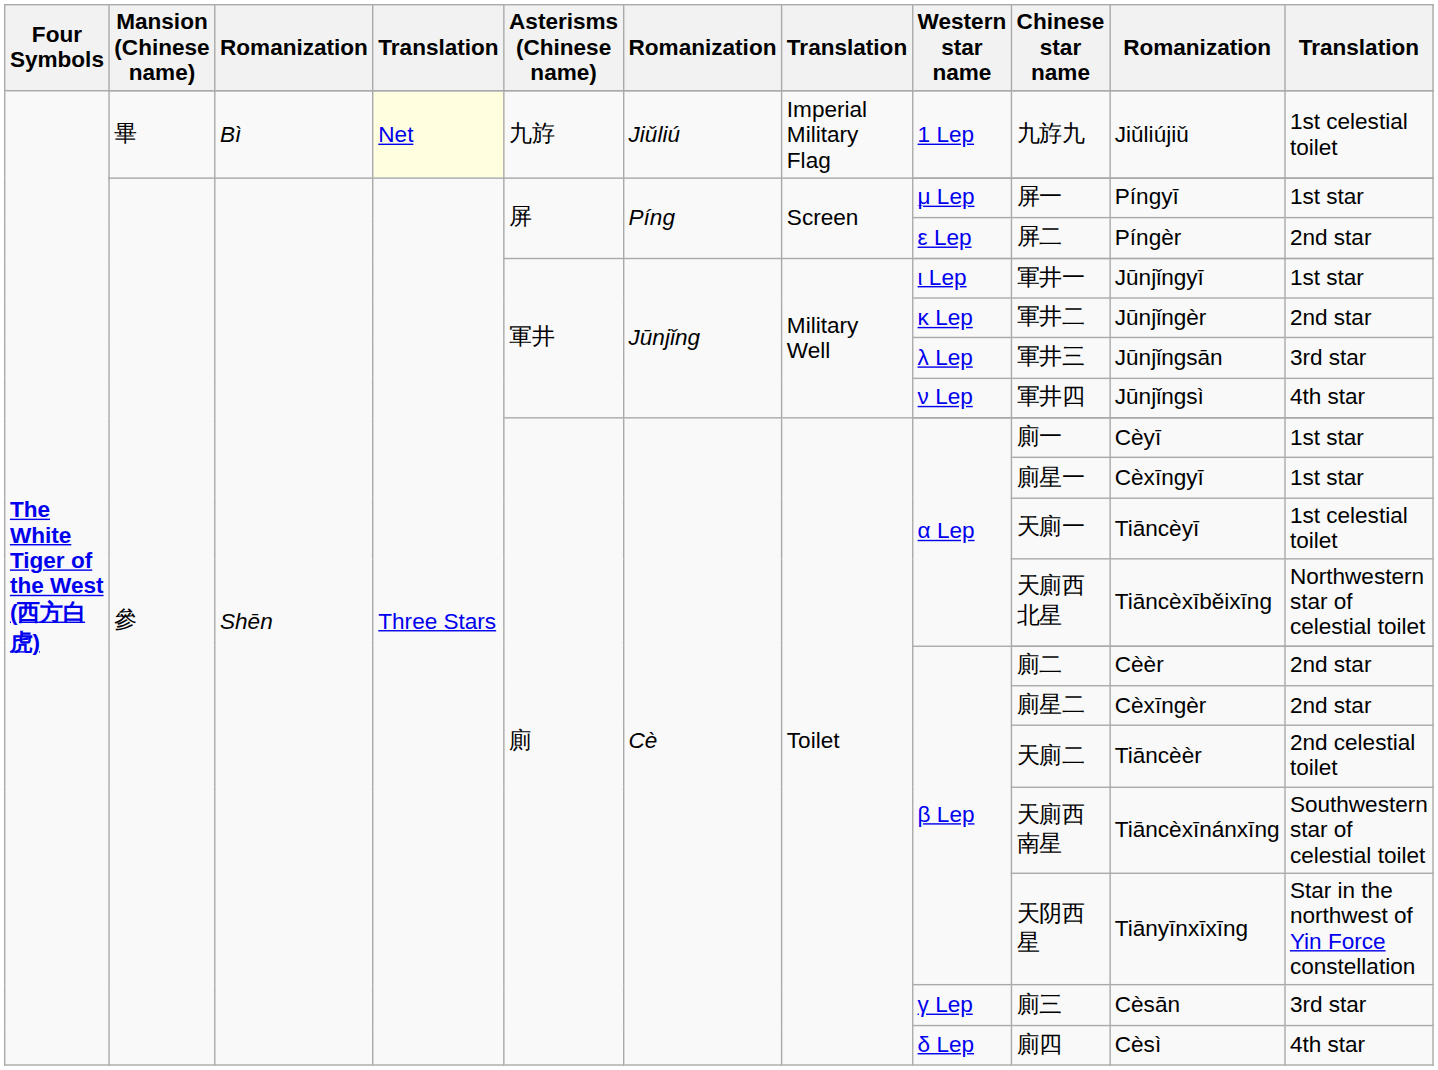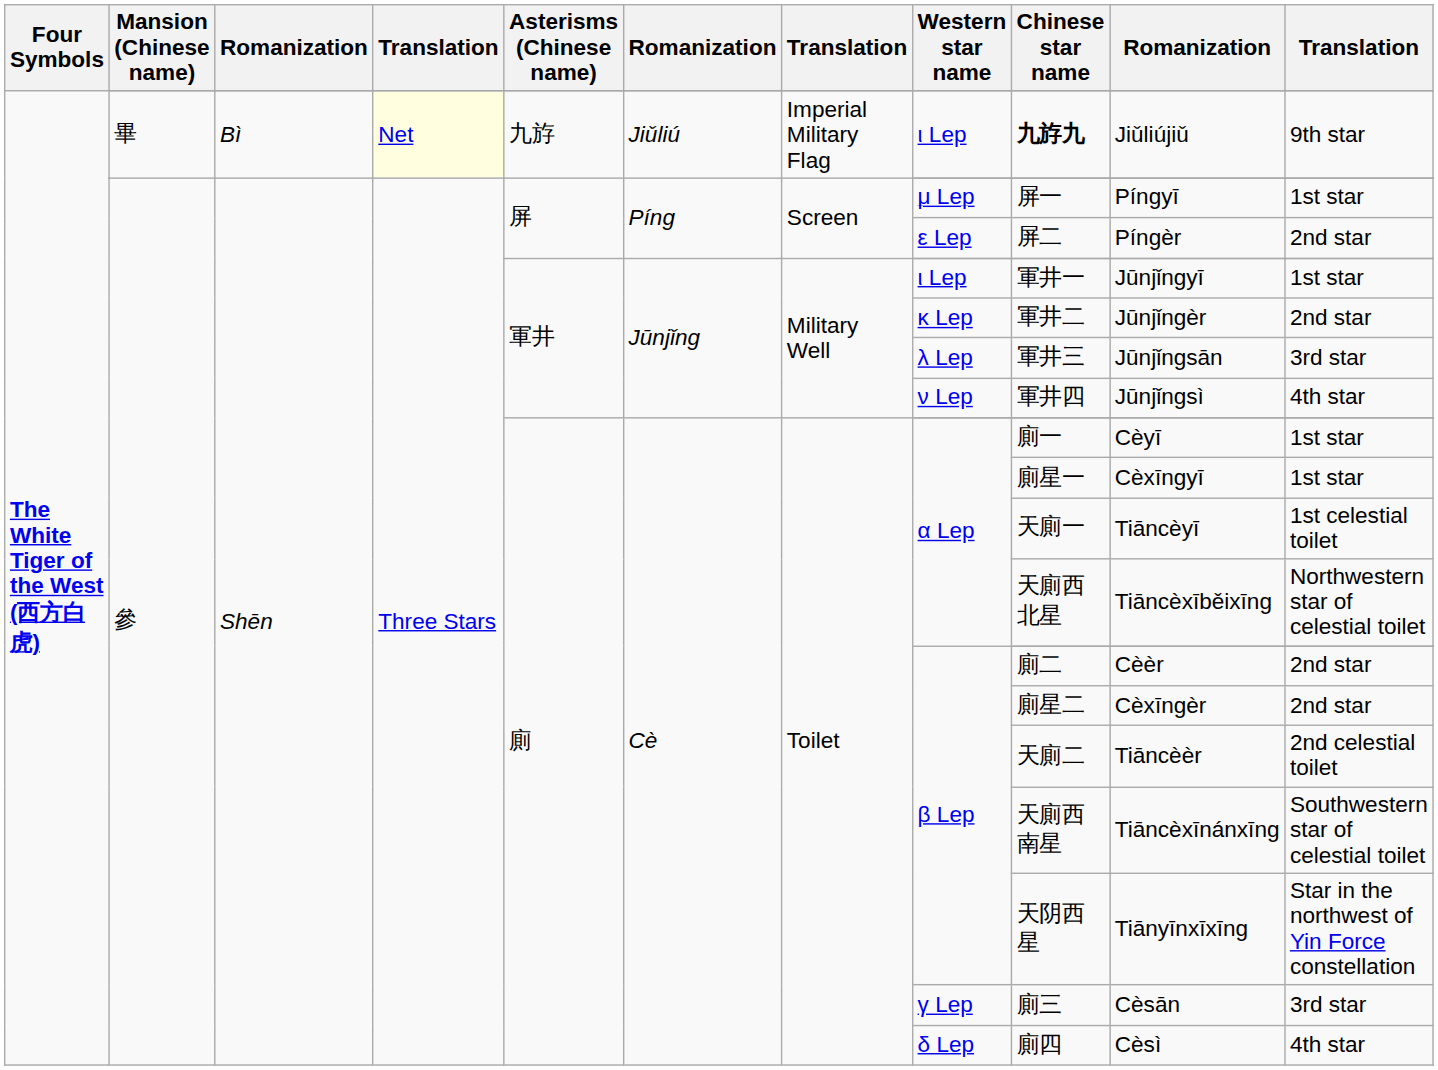(946, 134) 1 Lep -> (942, 134) ι Lep
(1050, 133) normal -> (1050, 133) bold
(1349, 134) 1st celestial toilet -> (1327, 134) 9th star
